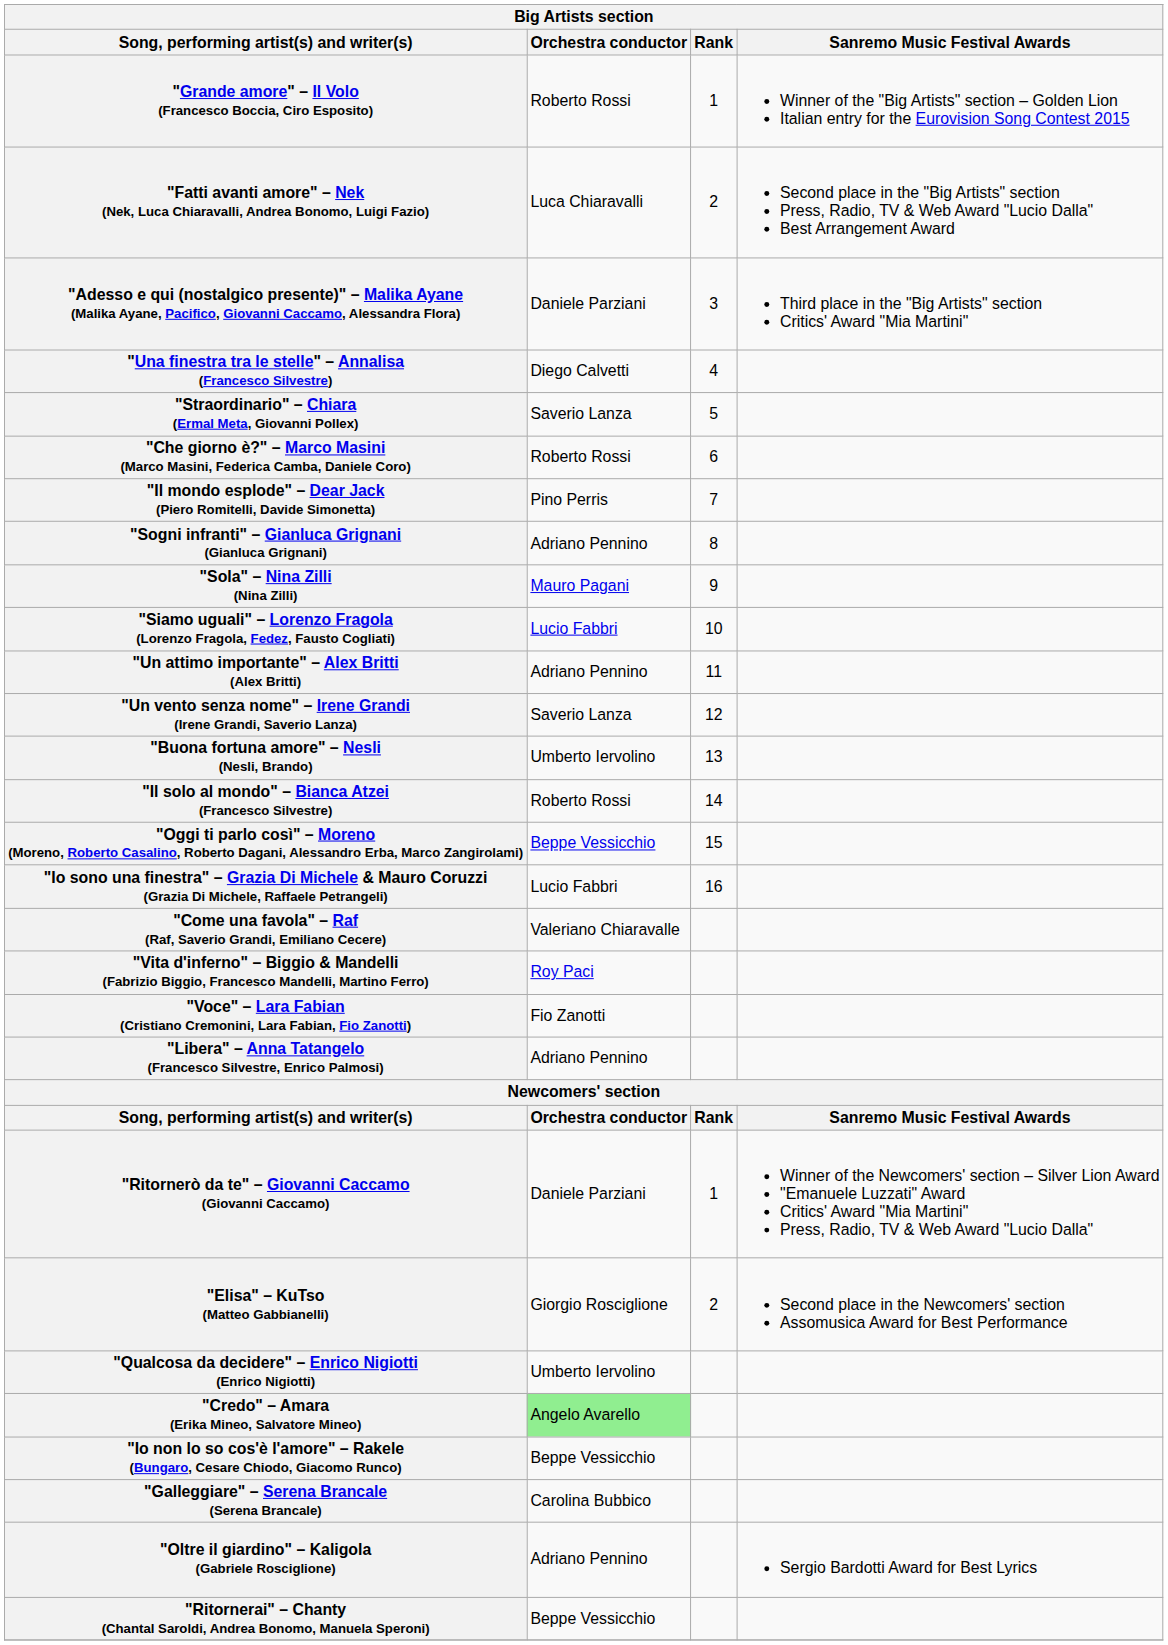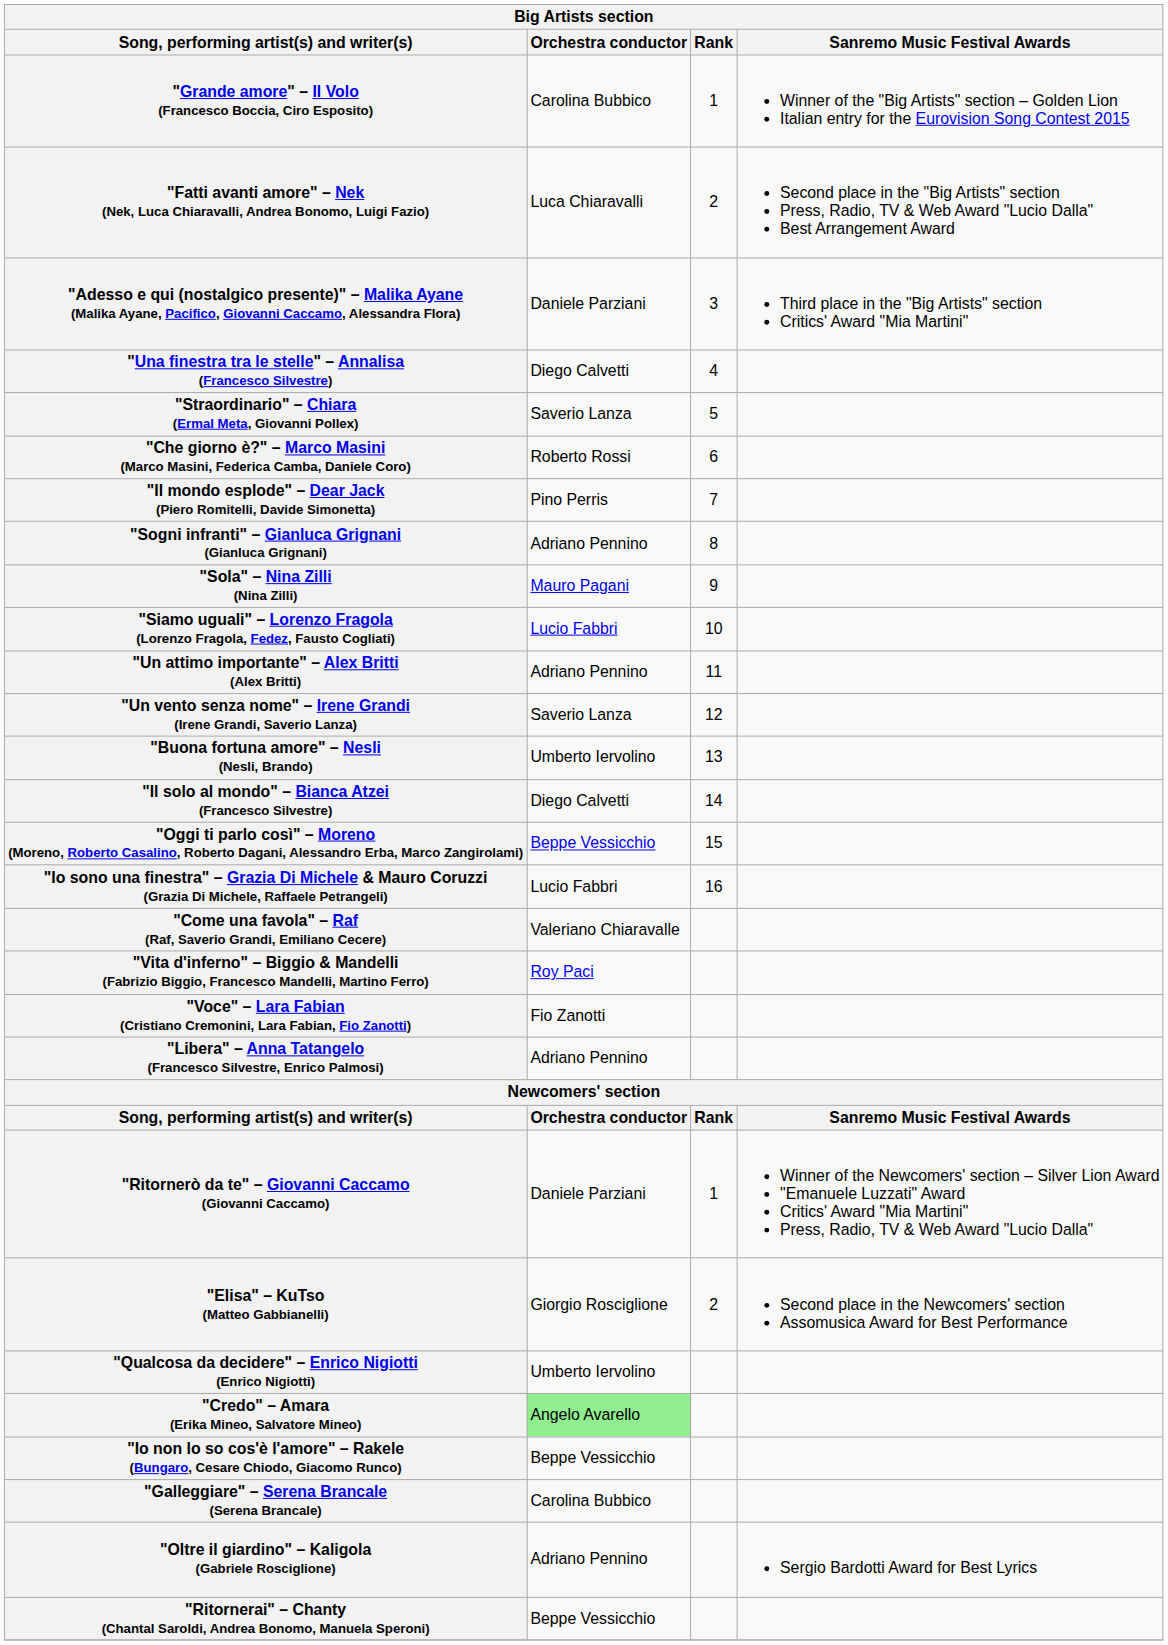(581, 100) Roberto Rossi -> (591, 100) Carolina Bubbico
(581, 800) Roberto Rossi -> (580, 800) Diego Calvetti
